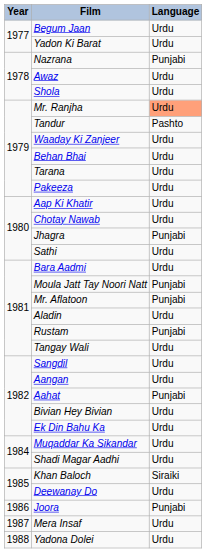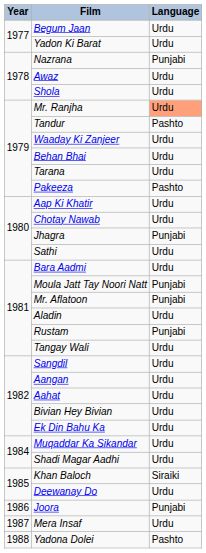(163, 188) Urdu -> (167, 188) Pashto
(169, 396) Punjabi -> (163, 396) Urdu
(163, 540) Urdu -> (167, 540) Pashto
